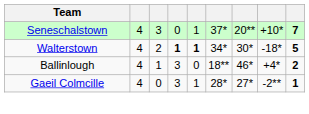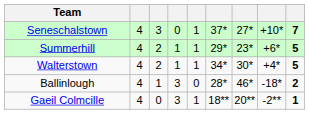(245, 30) 20** -> (245, 30) 27*
+ row: (67, 48)
(177, 48) bold -> (177, 65) normal
(196, 48) bold -> (196, 65) normal
(272, 48) -18* -> (272, 65) +4*
(219, 65) 18** -> (219, 83) 28*
(272, 65) +4* -> (272, 83) -18*
(219, 83) 28* -> (219, 100) 18**
(245, 83) 27* -> (245, 100) 20**
